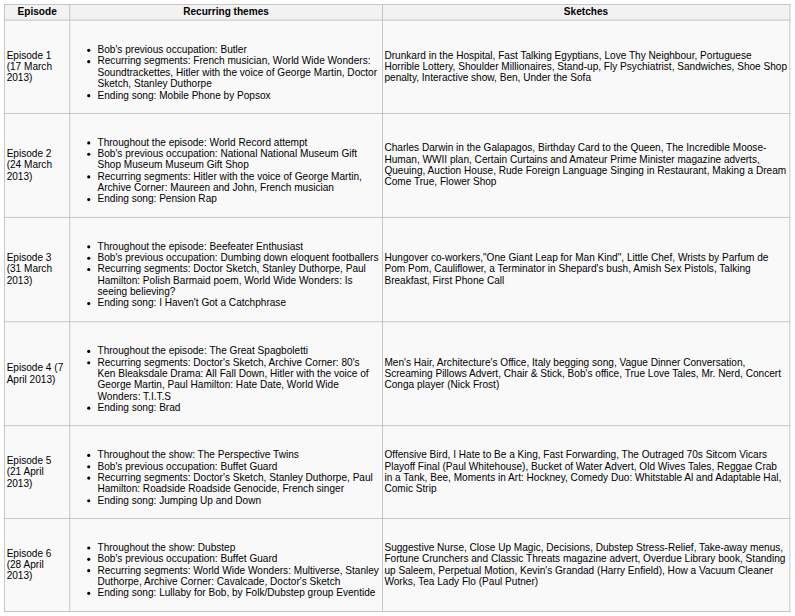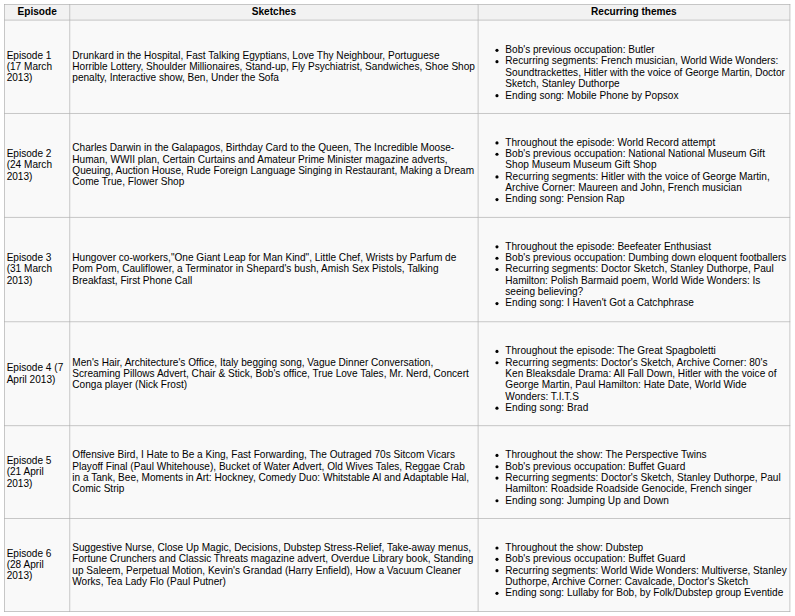columns swapped: (586, 12) <-> (226, 12)
